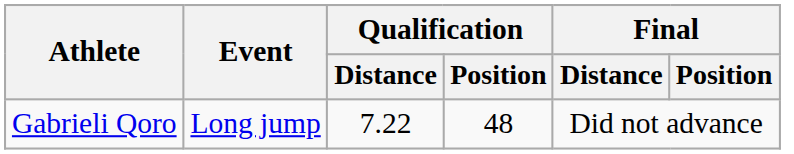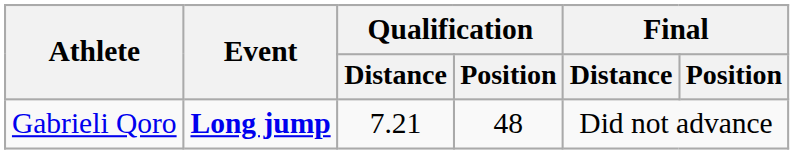(256, 123) normal -> (261, 123) bold
(386, 123) 7.22 -> (396, 123) 7.21
